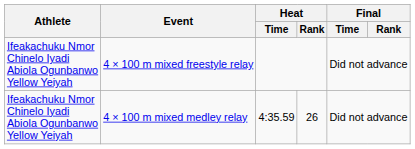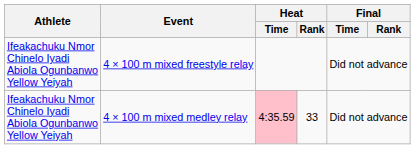(277, 118) no background -> (277, 118) pink background
(312, 118) 26 -> (312, 118) 33
